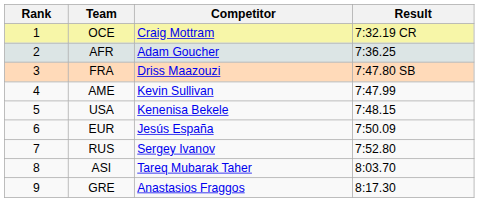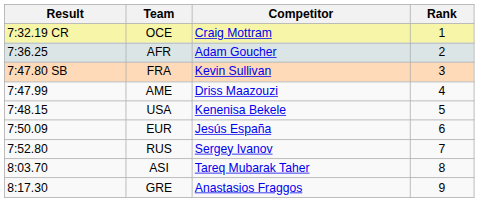columns swapped: (36, 14) <-> (413, 14)
(179, 71) Driss Maazouzi -> (233, 71) Kevin Sullivan
(175, 91) Kevin Sullivan -> (236, 91) Driss Maazouzi
